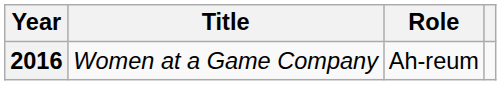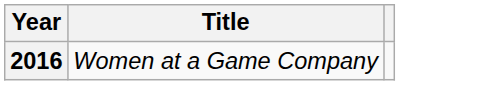- column: (434, 23)
